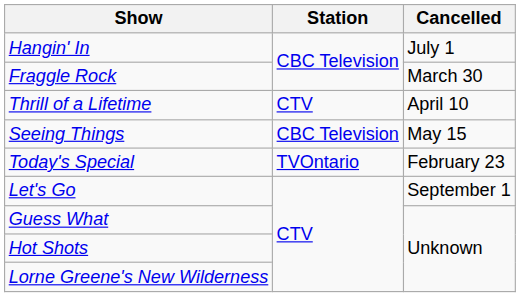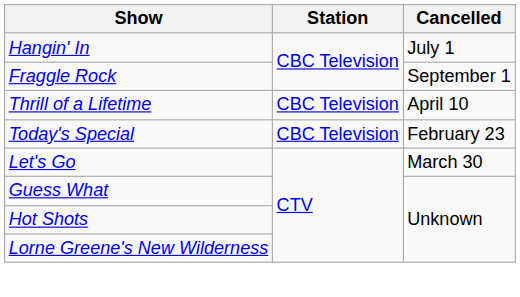(445, 76) March 30 -> (459, 76) September 1
(295, 104) CTV -> (338, 104) CBC Television
- row: (67, 133)
(318, 162) TVOntario -> (338, 133) CBC Television
(459, 190) September 1 -> (445, 162) March 30
